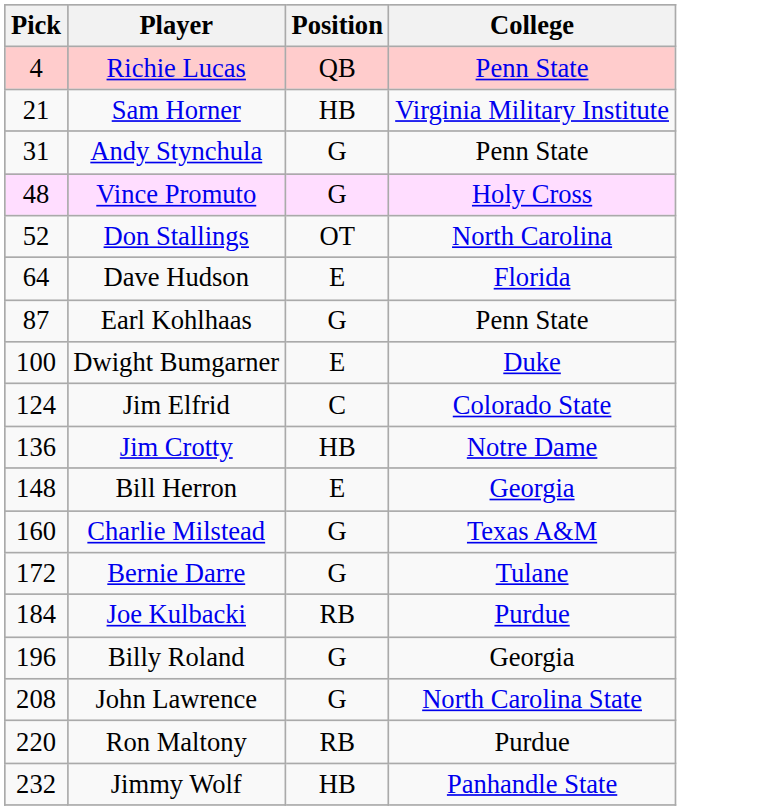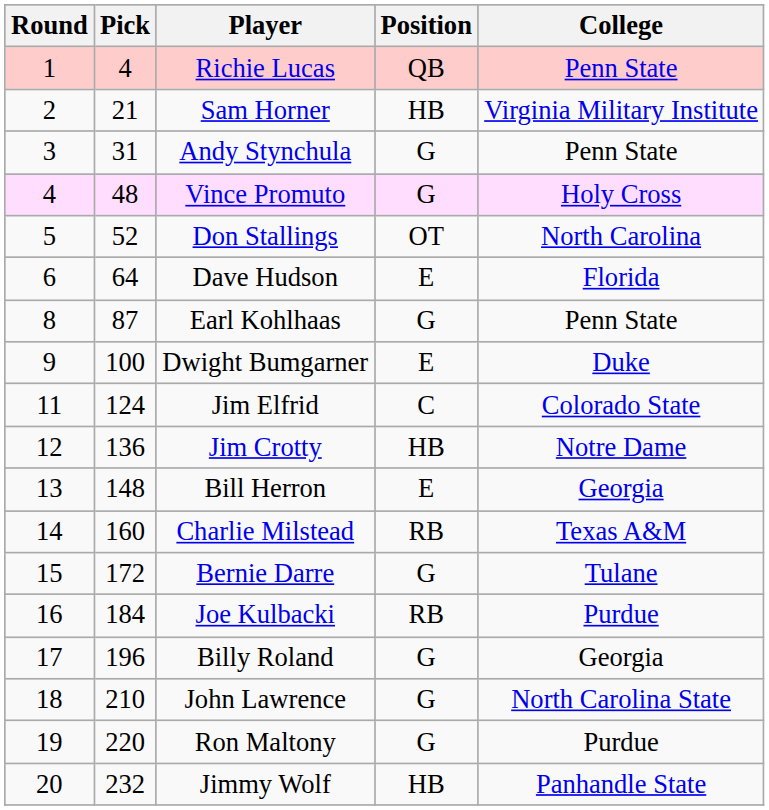+ column: (49, 25)
(337, 531) G -> (426, 531) RB
(36, 699) 208 -> (125, 699) 210
(337, 741) RB -> (426, 741) G
